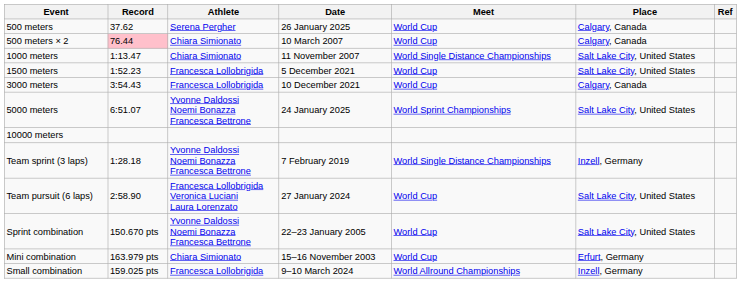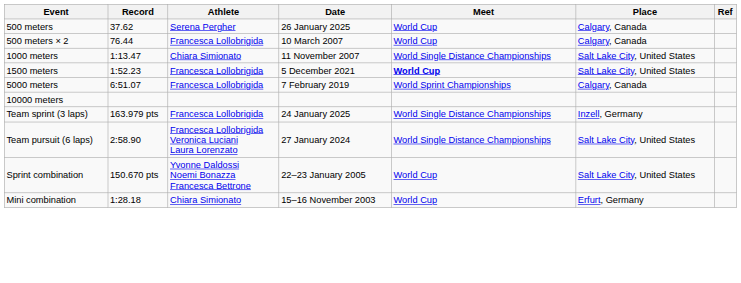(122, 41) pink background -> (122, 41) no background
(206, 41) Chiara Simionato -> (217, 41) Francesca Lollobrigida
(415, 71) normal -> (417, 71) bold
- row: (32, 85)
(210, 110) Yvonne Daldossi Noemi Bonazza Francesca Bettrone -> (217, 85) Francesca Lollobrigida
(316, 110) 24 January 2025 -> (315, 85) 7 February 2019
(636, 110) Salt Lake City, United States -> (612, 85) Calgary, Canada
(125, 160) 1:28.18 -> (134, 115) 163.979 pts
(210, 160) Yvonne Daldossi Noemi Bonazza Francesca Bettrone -> (217, 115) Francesca Lollobrigida
(315, 160) 7 February 2019 -> (316, 115) 24 January 2025
(415, 196) World Cup -> (472, 140) World Single Distance Championships
(134, 256) 163.979 pts -> (125, 200) 1:28.18
- row: (44, 271)
